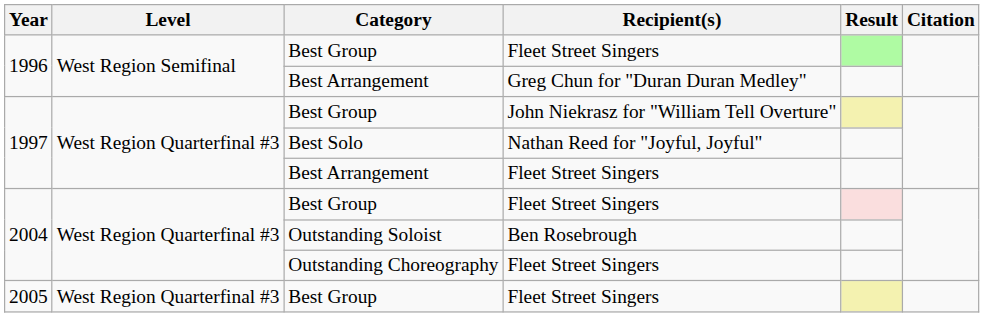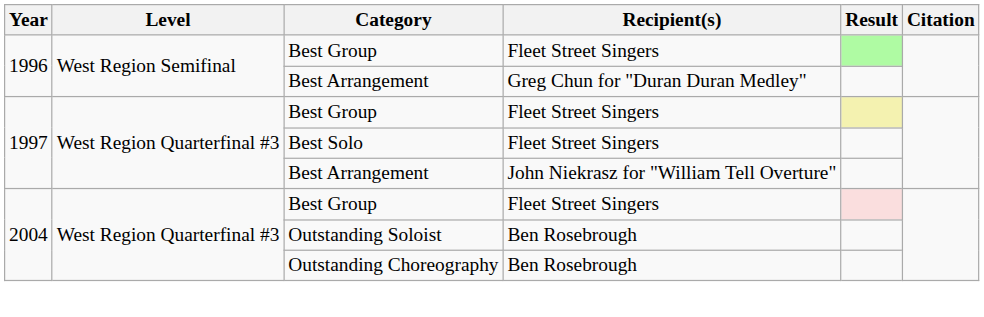(672, 111) John Niekrasz for "William Tell Overture" -> (583, 111) Fleet Street Singers
(635, 142) Nathan Reed for "Joyful, Joyful" -> (583, 142) Fleet Street Singers
(583, 173) Fleet Street Singers -> (672, 173) John Niekrasz for "William Tell Overture"
(583, 265) Fleet Street Singers -> (572, 265) Ben Rosebrough
- row: (28, 296)
